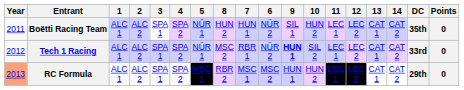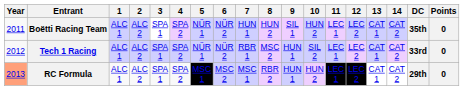columns swapped: (270, 11) <-> (224, 11)
(292, 51) bold -> (292, 51) normal
